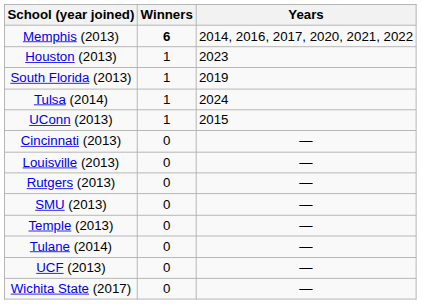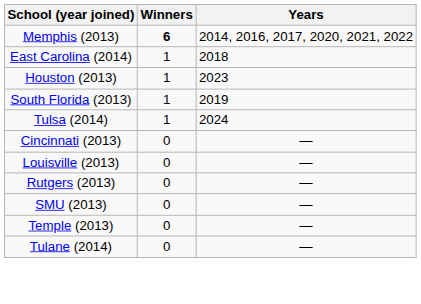+ row: (71, 57)
- row: (71, 120)
- row: (71, 267)
- row: (71, 288)
